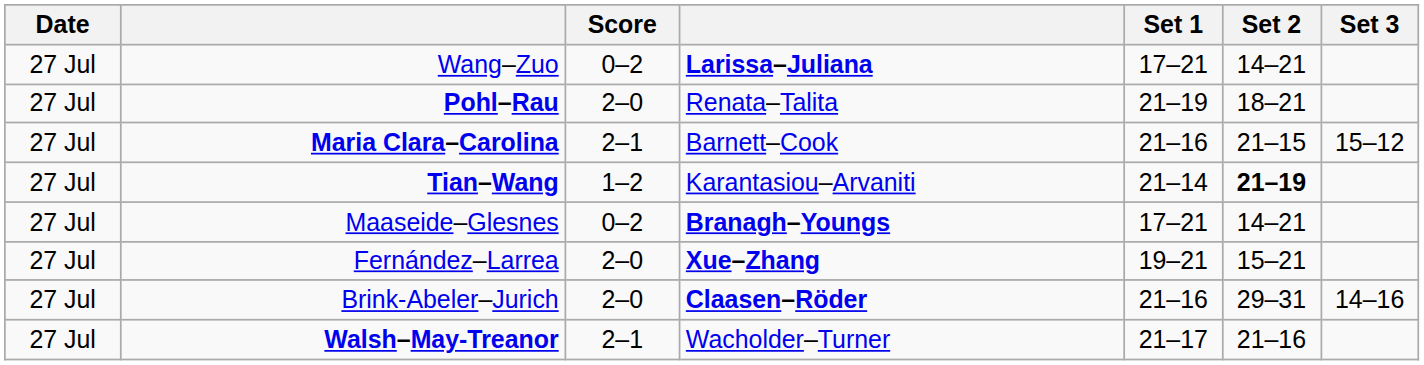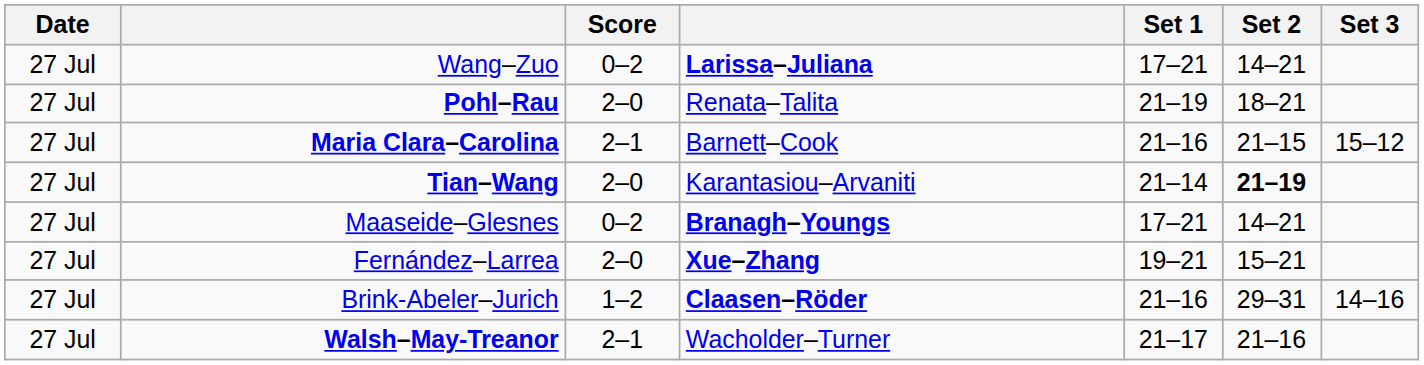(622, 182) 1–2 -> (622, 182) 2–0
(622, 300) 2–0 -> (622, 300) 1–2
